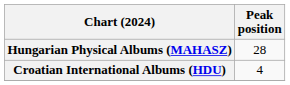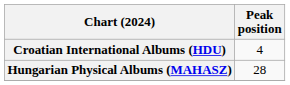rows swapped: (120, 70) <-> (120, 49)
